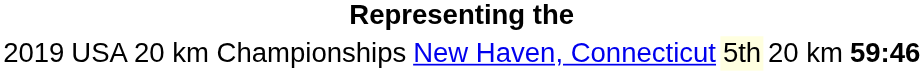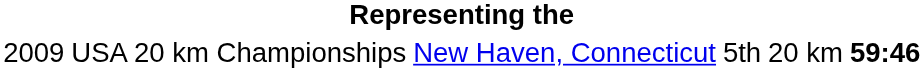(34, 53) 2019 -> (34, 53) 2009
(742, 53) lightyellow background -> (742, 53) no background
